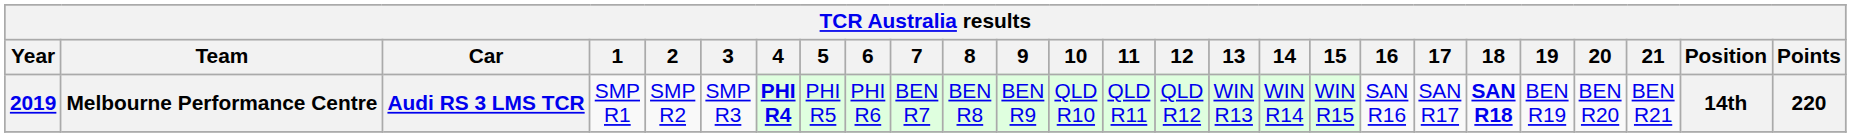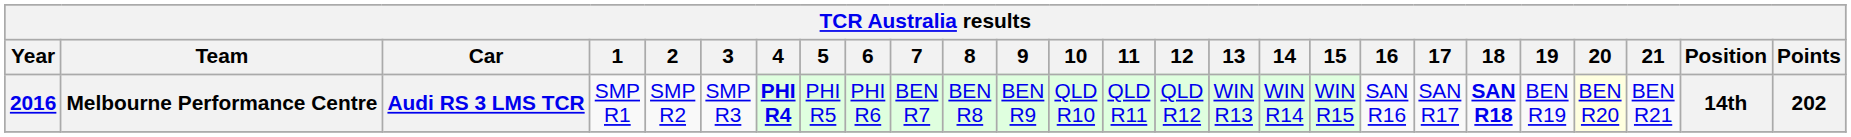(33, 103) 2019 -> (33, 103) 2016
(1600, 103) no background -> (1600, 103) lightyellow background
(1809, 103) 220 -> (1809, 103) 202
